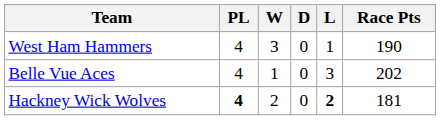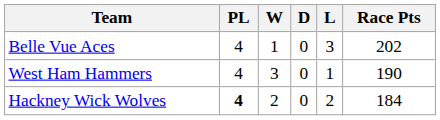rows swapped: (62, 73) <-> (80, 45)
(330, 100) bold -> (330, 100) normal
(389, 100) 181 -> (389, 100) 184
